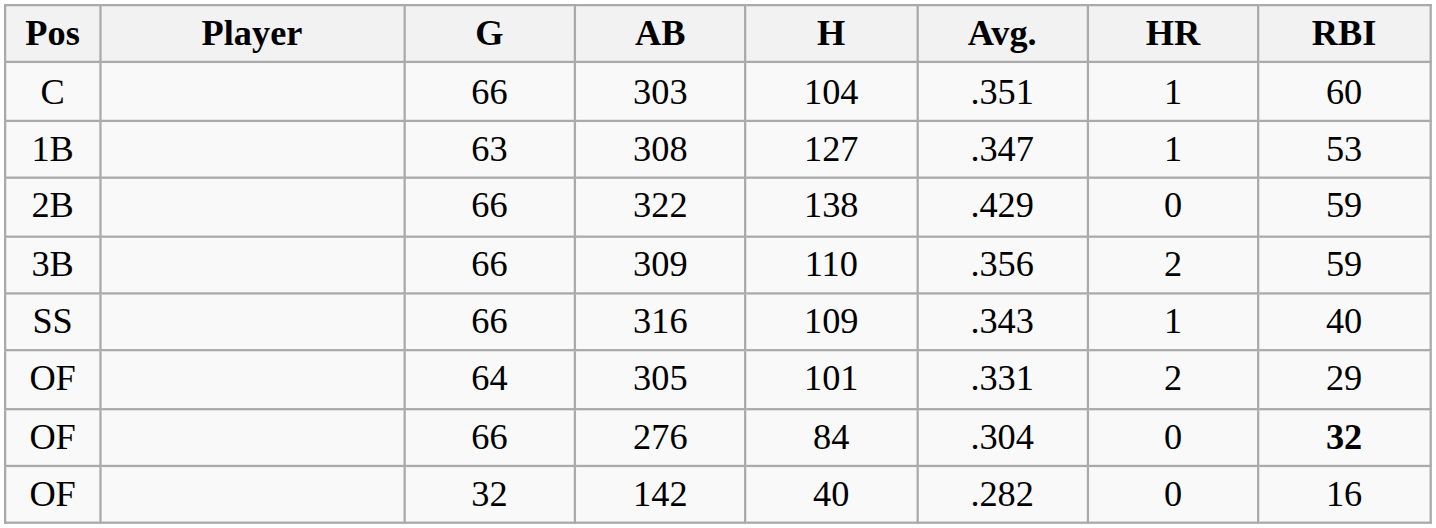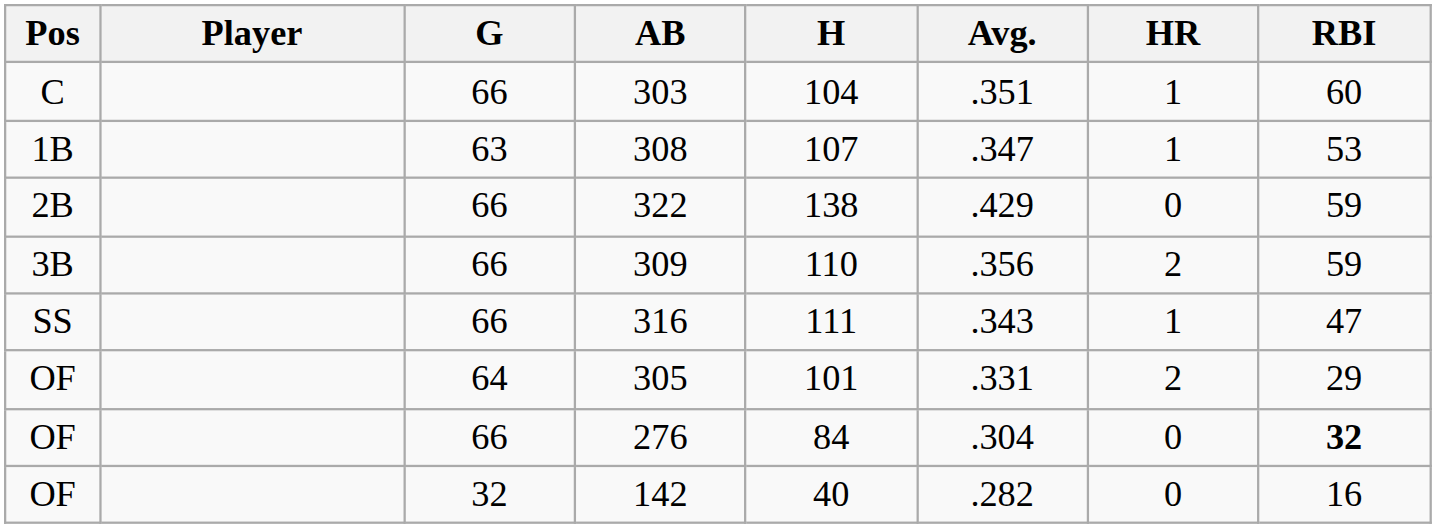(831, 148) 127 -> (831, 148) 107
(831, 321) 109 -> (831, 321) 111
(1344, 321) 40 -> (1344, 321) 47
